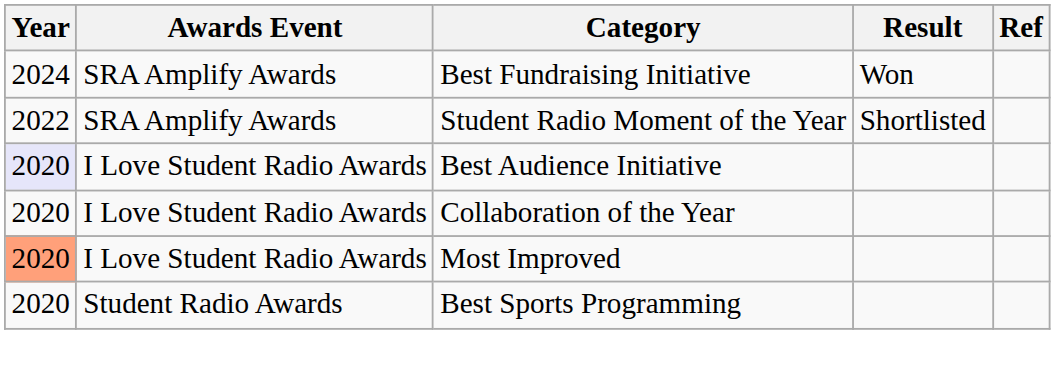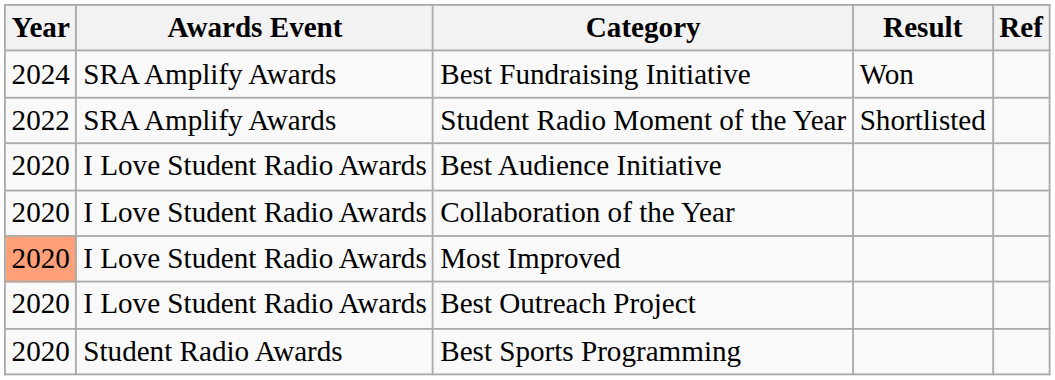(41, 166) lavender background -> (41, 166) no background
+ row: (568, 304)
